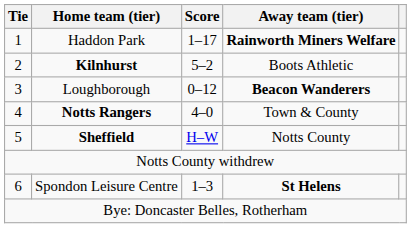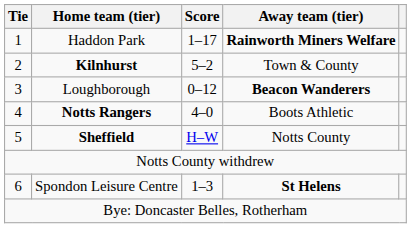(311, 64) Boots Athletic -> (311, 64) Town & County
(311, 113) Town & County -> (311, 113) Boots Athletic
